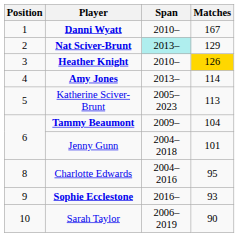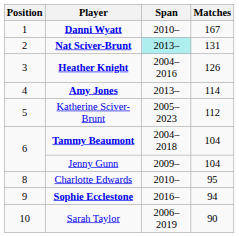(212, 45) 129 -> (212, 45) 131
(166, 62) 2010– -> (166, 68) 2004–2016
(212, 62) gold background -> (212, 68) no background
(212, 101) 113 -> (212, 112) 112
(166, 123) 2009– -> (166, 140) 2004–2018
(166, 145) 2004–2018 -> (166, 163) 2009–
(212, 145) 101 -> (212, 163) 104
(166, 173) 2004–2016 -> (166, 179) 2010–
(212, 196) 93 -> (212, 196) 94
